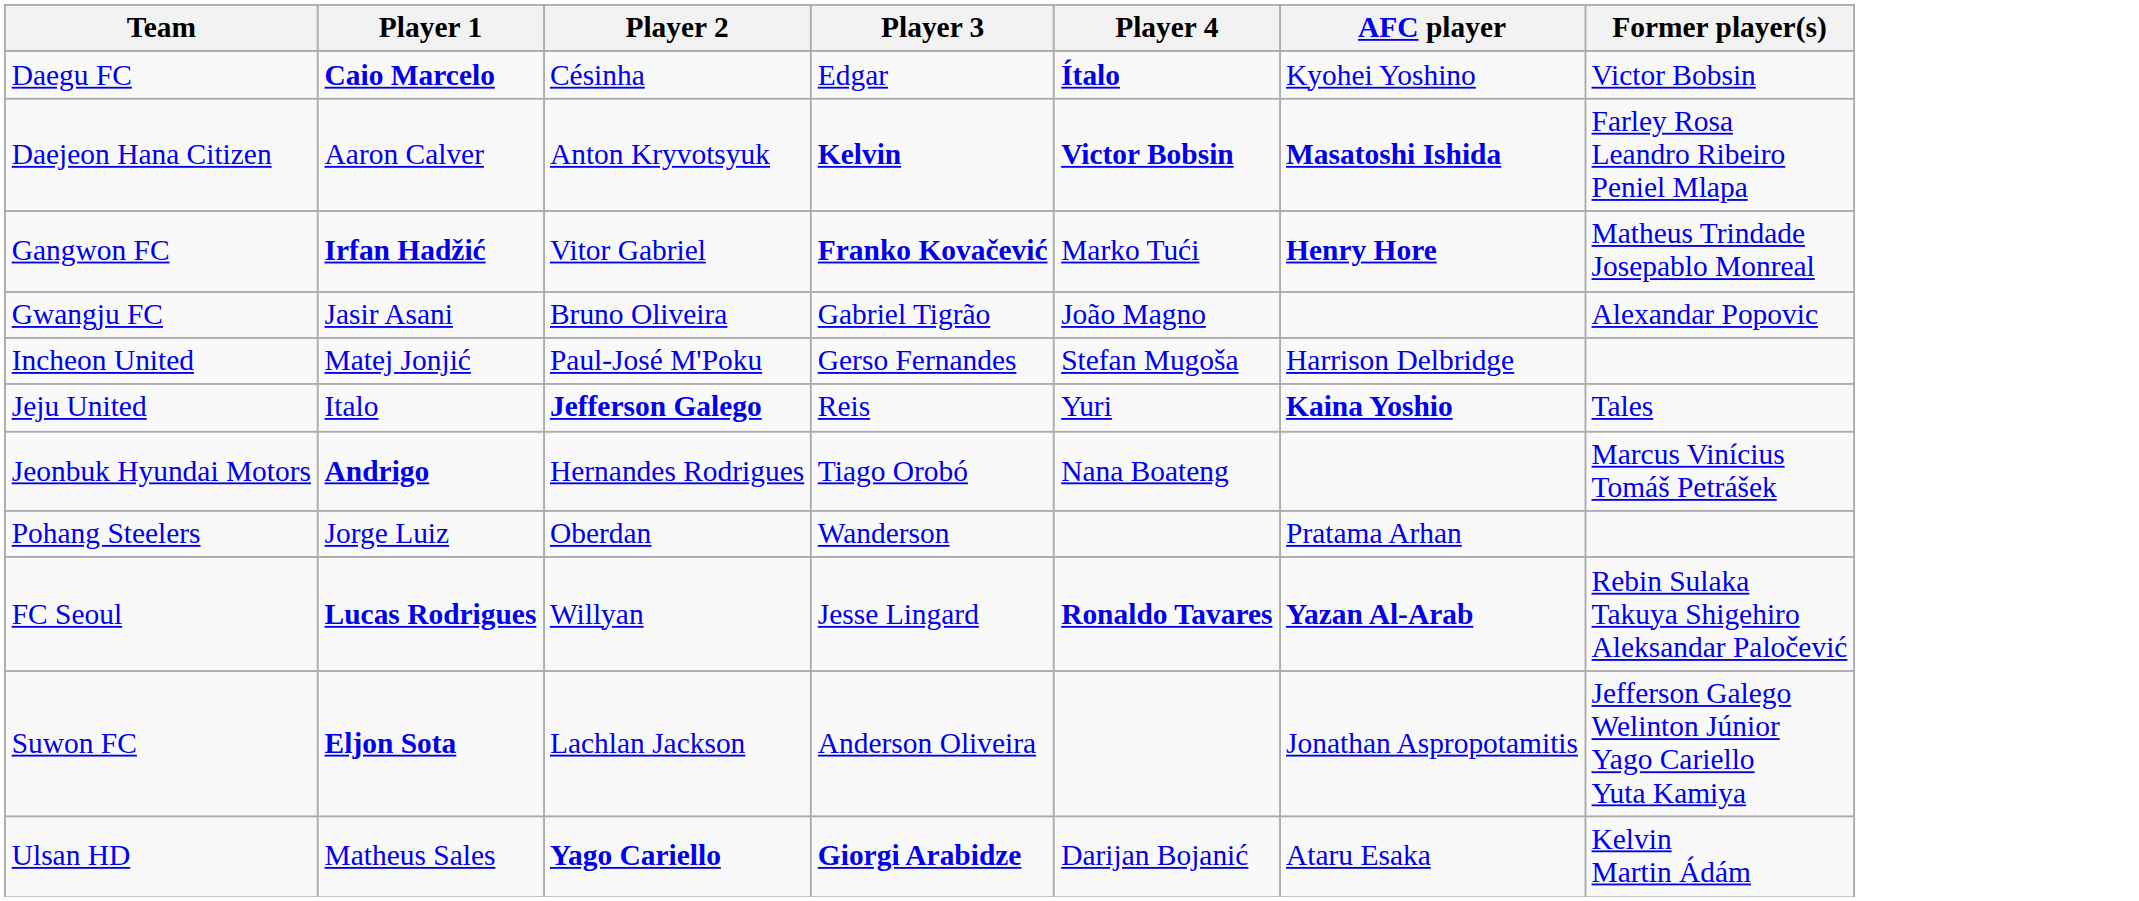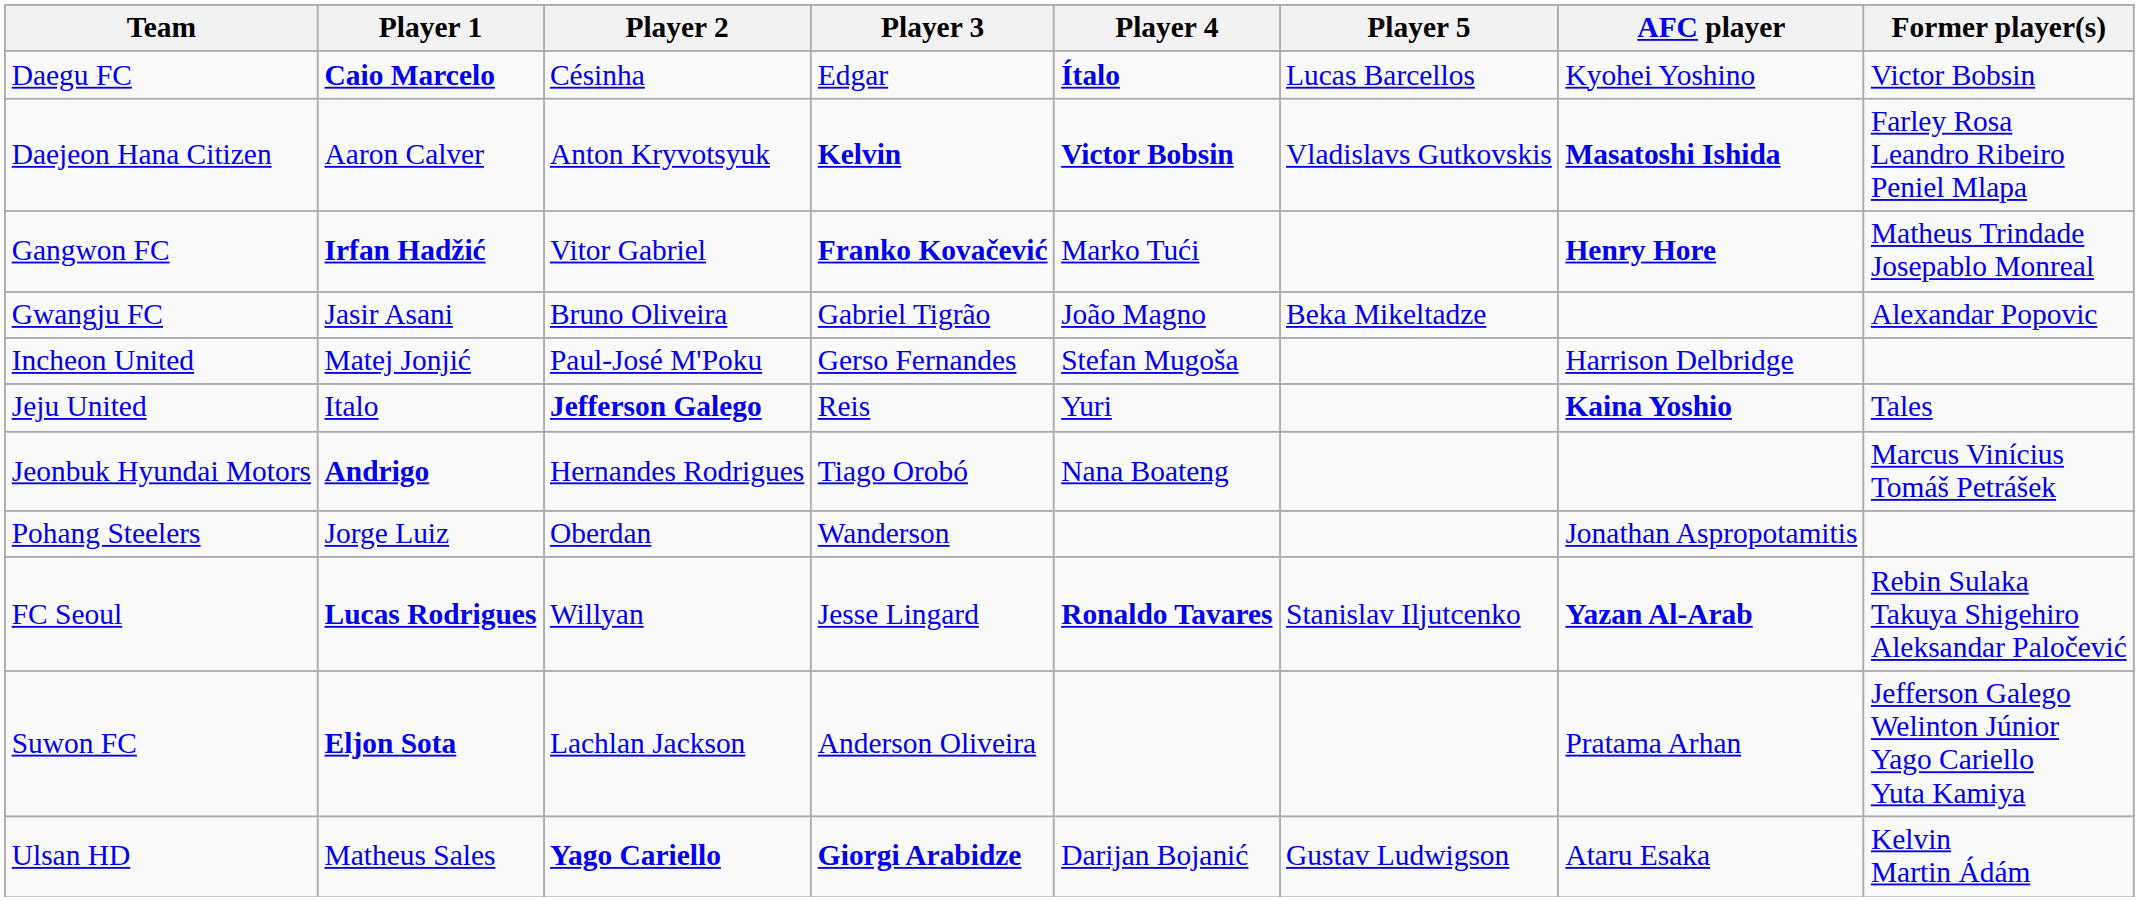+ column: (1419, 27)
(1374, 533) Pratama Arhan -> (1711, 533) Jonathan Aspropotamitis
(1432, 743) Jonathan Aspropotamitis -> (1653, 743) Pratama Arhan
